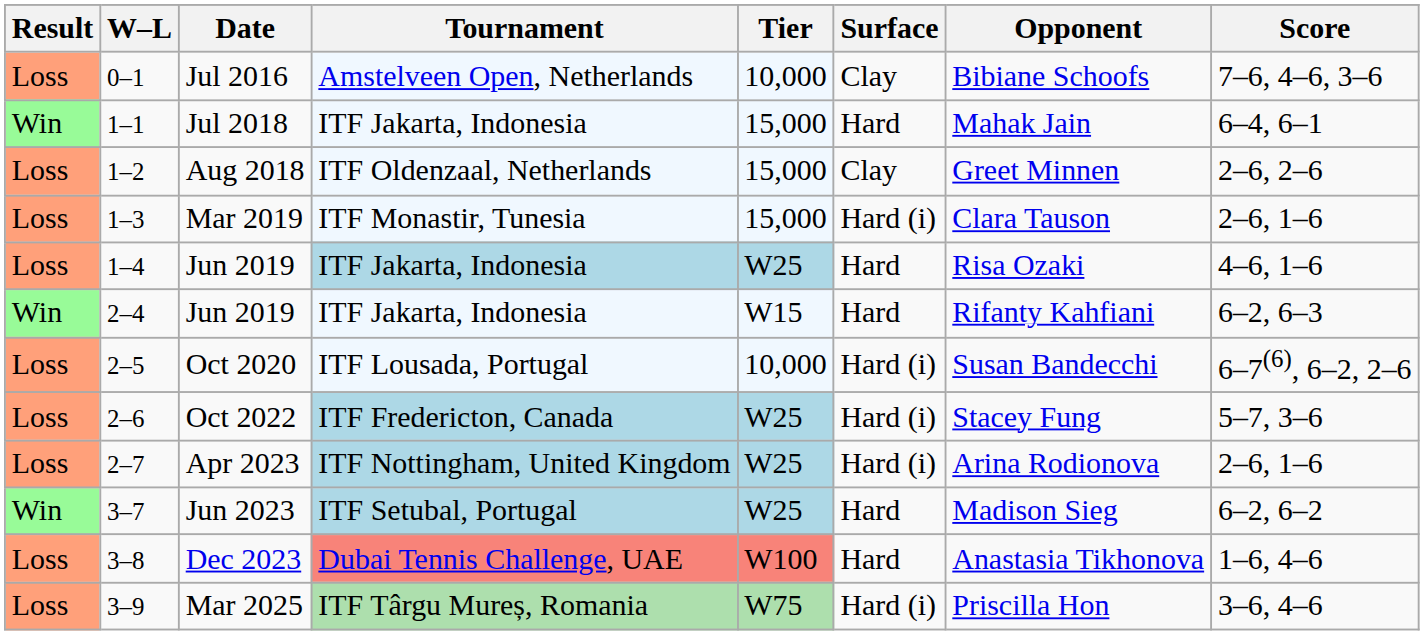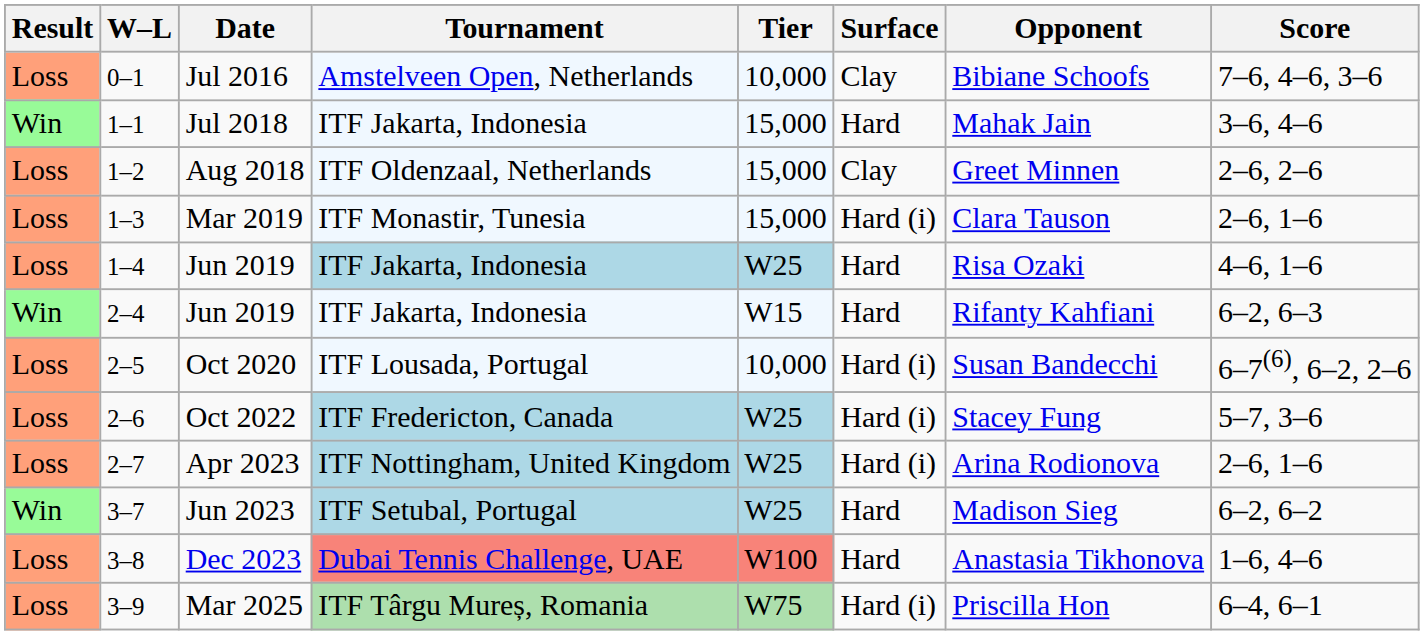(1270, 123) 6–4, 6–1 -> (1270, 123) 3–6, 4–6
(1270, 605) 3–6, 4–6 -> (1270, 605) 6–4, 6–1
